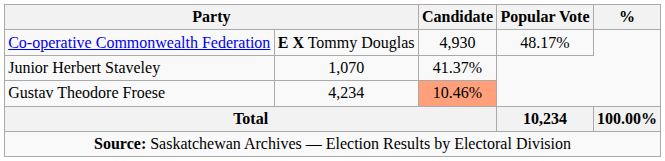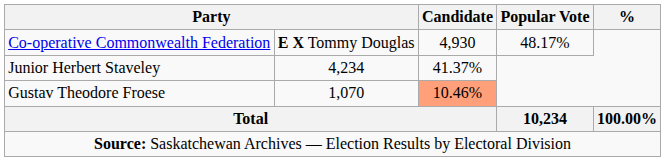(346, 67) 1,070 -> (346, 67) 4,234
(346, 93) 4,234 -> (346, 93) 1,070
